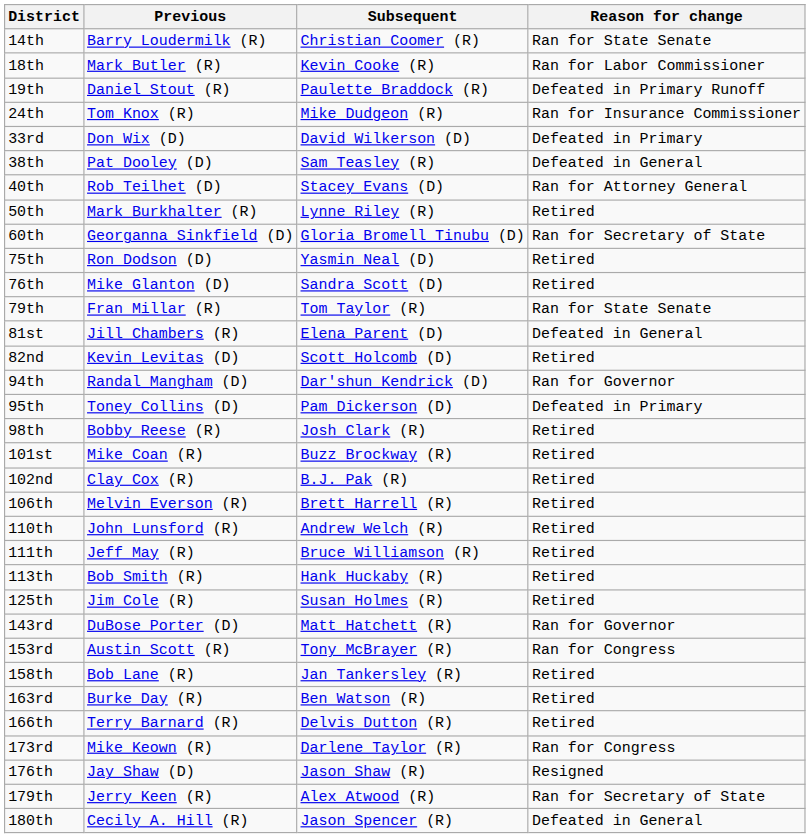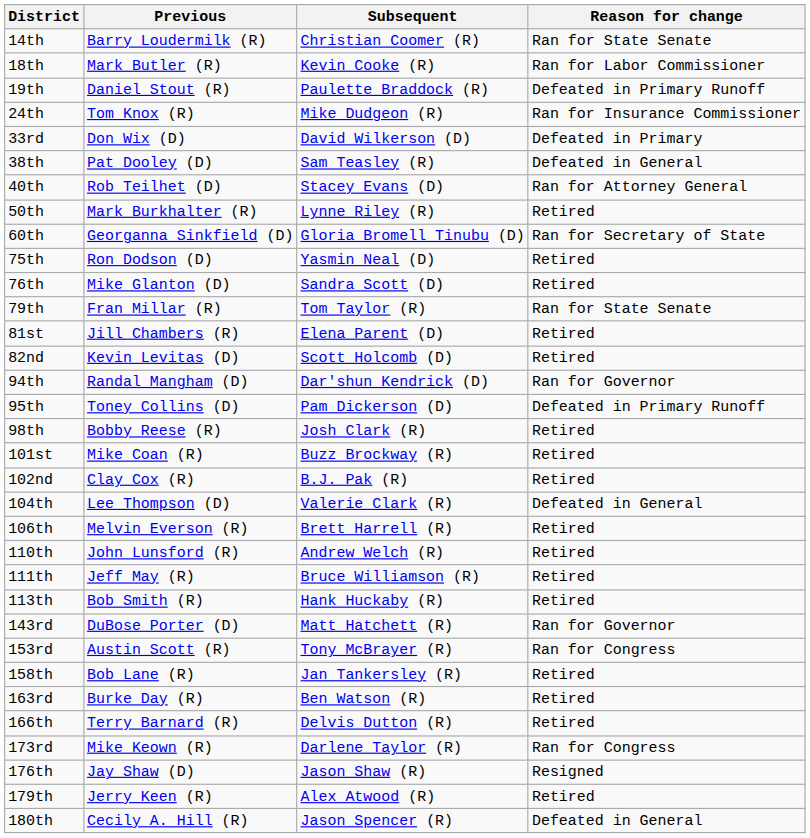(617, 334) Defeated in General -> (563, 334) Retired
(617, 407) Defeated in Primary -> (649, 407) Defeated in Primary Runoff
+ row: (31, 504)
- row: (31, 602)
(649, 796) Ran for Secretary of State -> (563, 796) Retired
